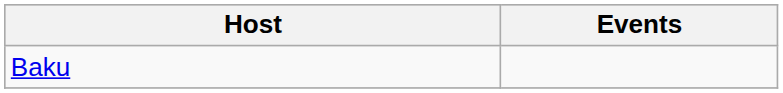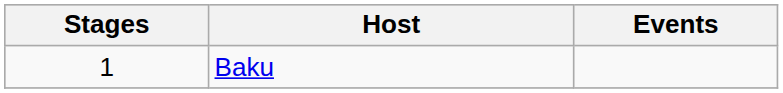+ column: (107, 25)
